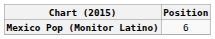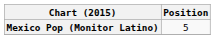(186, 27) 6 -> (186, 27) 5
